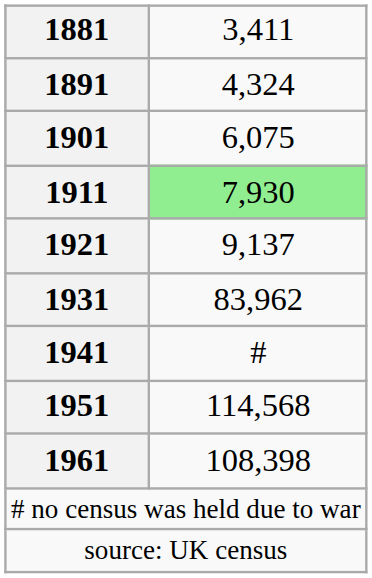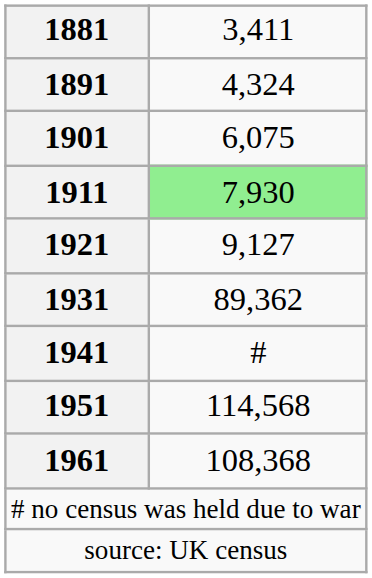(258, 245) 9,137 -> (258, 245) 9,127
(258, 298) 83,962 -> (258, 298) 89,362
(258, 459) 108,398 -> (258, 459) 108,368
